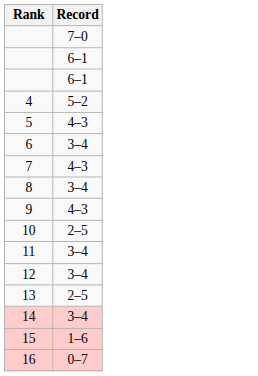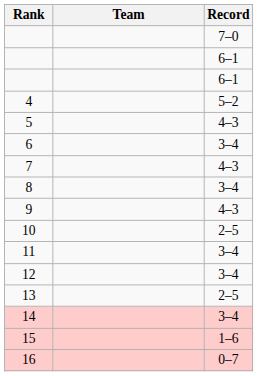+ column: (129, 15)
